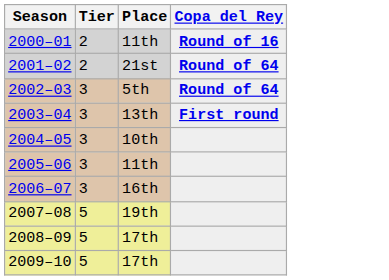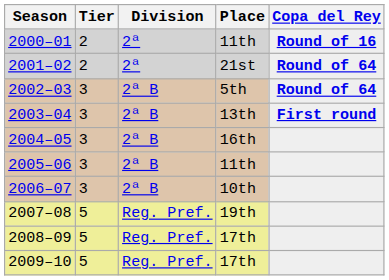+ column: (167, 17)
(140, 140) 10th -> (238, 140) 16th
(140, 189) 16th -> (238, 189) 10th
